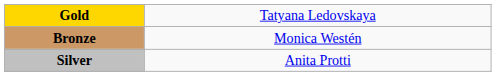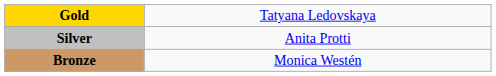rows swapped: (74, 60) <-> (74, 37)
